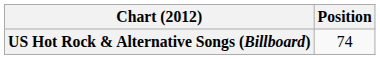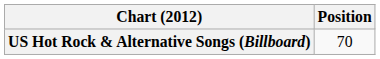(345, 41) 74 -> (345, 41) 70
